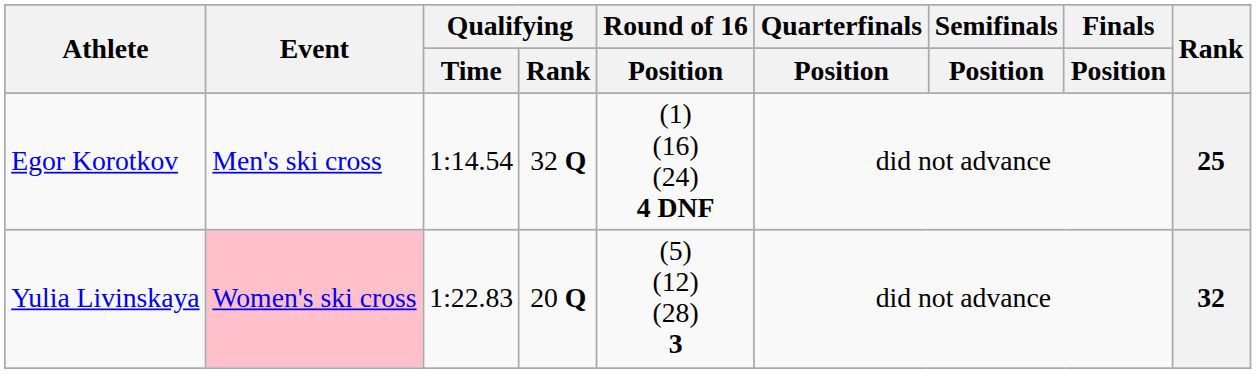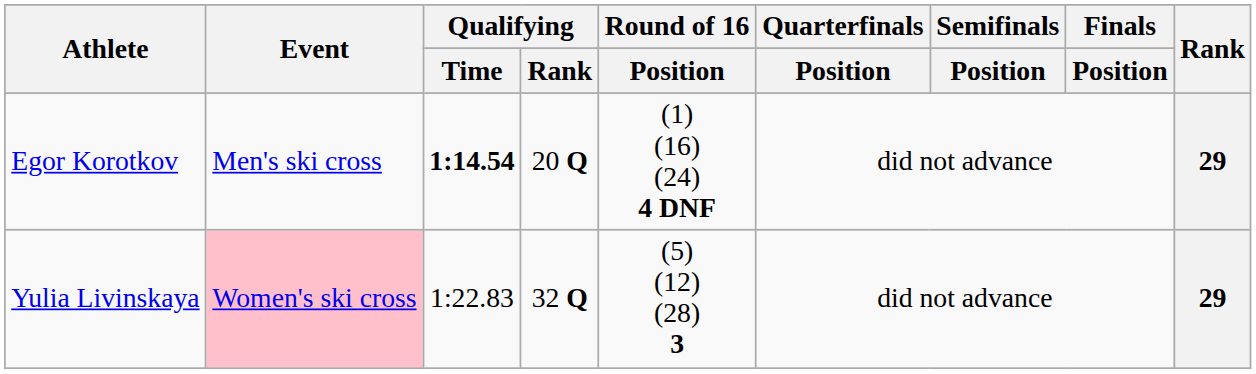(471, 160) normal -> (472, 160) bold
(558, 160) 32 Q -> (560, 160) 20 Q
(1211, 160) 25 -> (1213, 160) 29
(558, 298) 20 Q -> (560, 298) 32 Q
(1211, 298) 32 -> (1213, 298) 29
